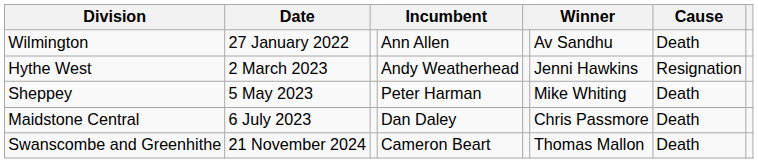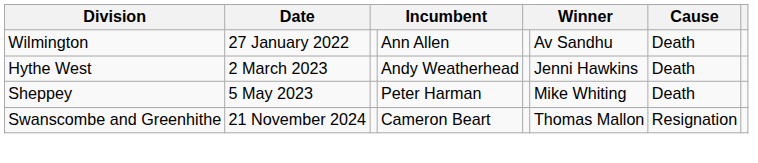(699, 68) Resignation -> (673, 68) Death
- row: (74, 119)
(678, 145) Death -> (694, 119) Resignation
